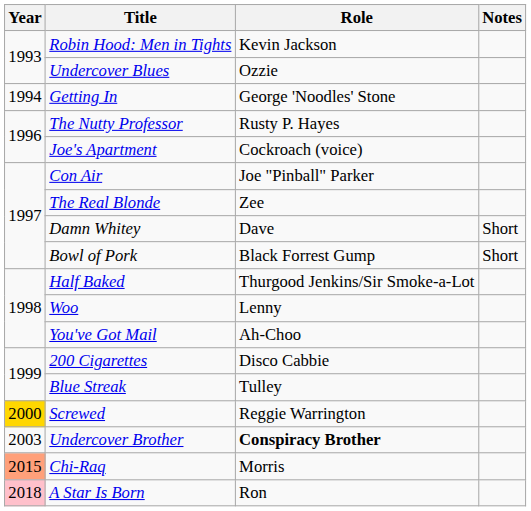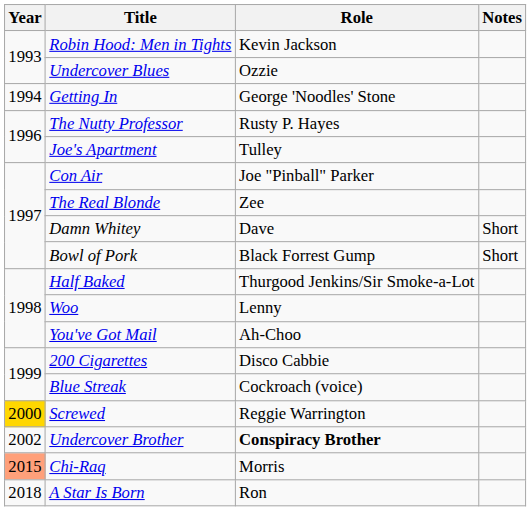(301, 149) Cockroach (voice) -> (261, 149) Tulley
(261, 387) Tulley -> (301, 387) Cockroach (voice)
(25, 439) 2003 -> (25, 439) 2002
(25, 492) pink background -> (25, 492) no background
